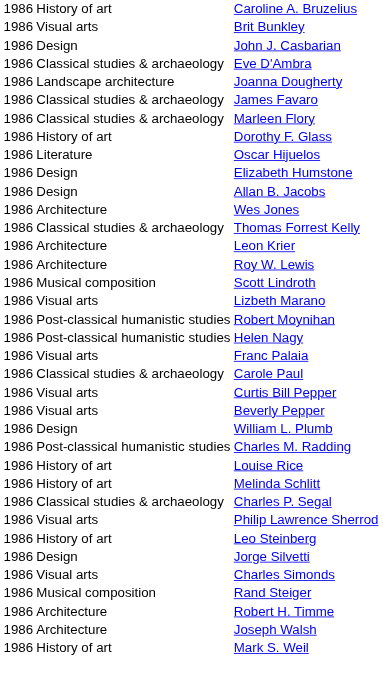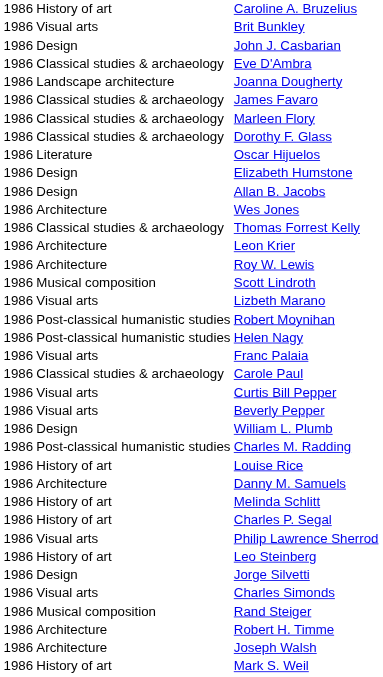(74, 136) History of art -> (130, 136) Classical studies & archaeology
+ row: (290, 483)
(130, 502) Classical studies & archaeology -> (74, 520) History of art
